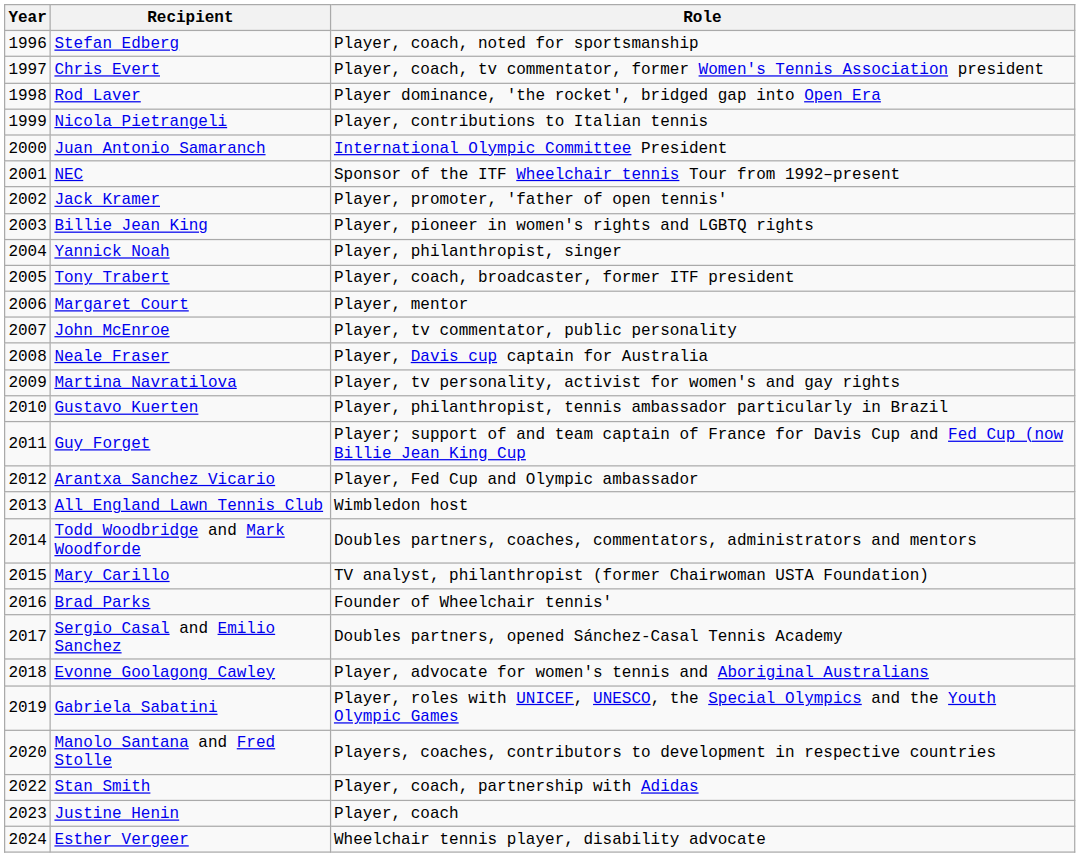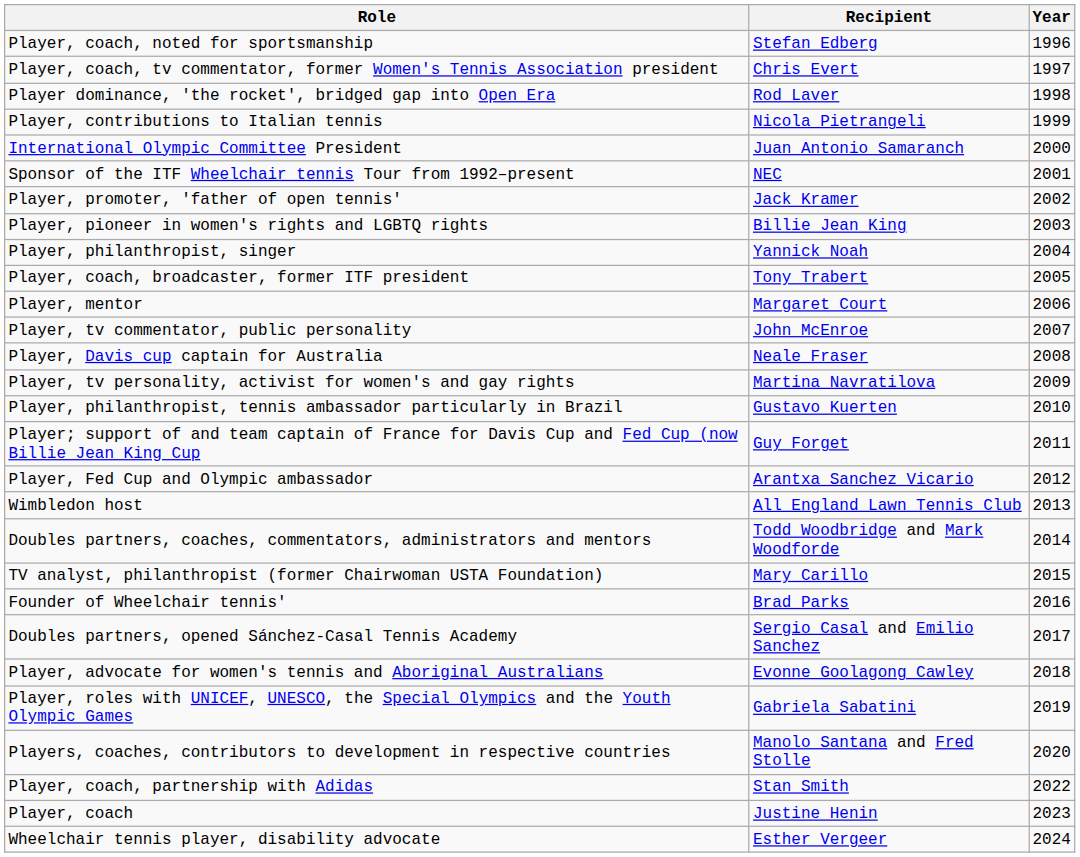columns swapped: (28, 18) <-> (702, 18)
